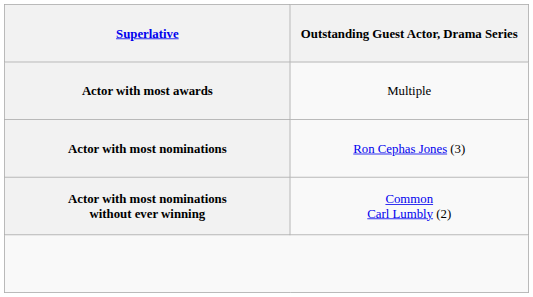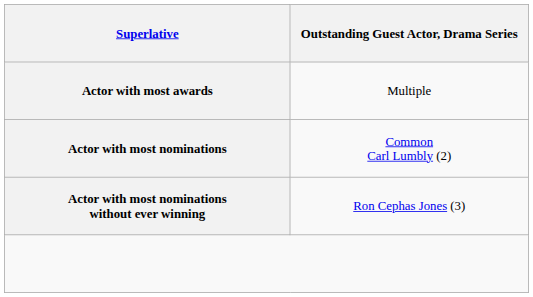(409, 148) Ron Cephas Jones (3) -> (409, 148) Common Carl Lumbly (2)
(409, 206) Common Carl Lumbly (2) -> (409, 206) Ron Cephas Jones (3)
